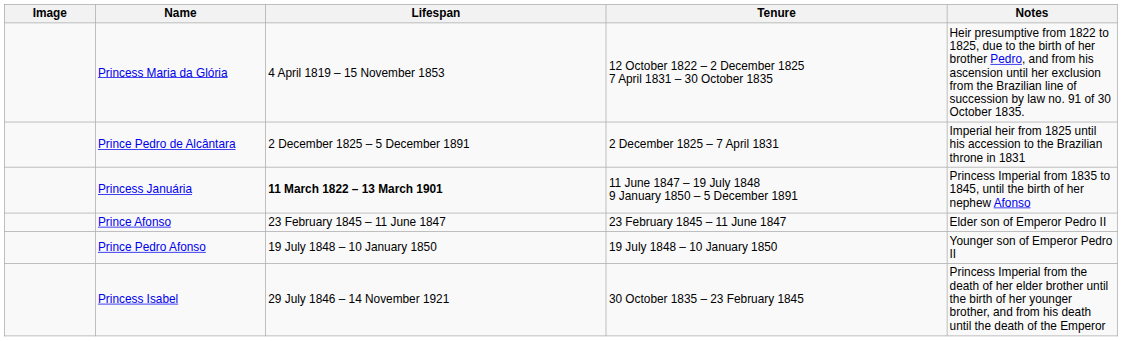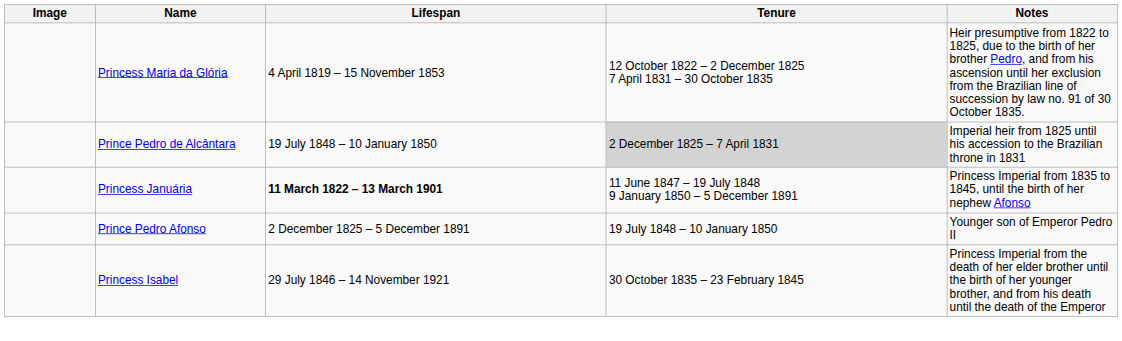(369, 144) 2 December 1825 – 5 December 1891 -> (353, 144) 19 July 1848 – 10 January 1850
(694, 144) no background -> (694, 144) lightgrey background
- row: (134, 222)
(353, 247) 19 July 1848 – 10 January 1850 -> (369, 228) 2 December 1825 – 5 December 1891
